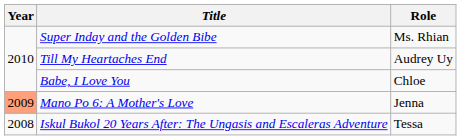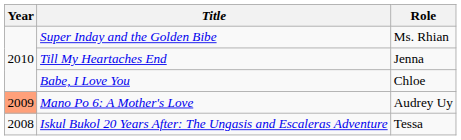(423, 59) Audrey Uy -> (409, 59) Jenna
(409, 102) Jenna -> (423, 102) Audrey Uy
